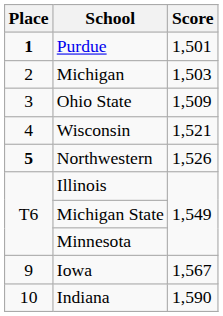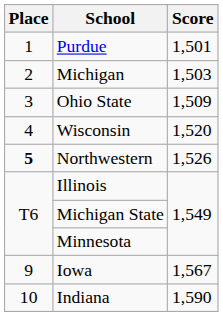(29, 46) bold -> (29, 46) normal
(192, 130) 1,521 -> (192, 130) 1,520
